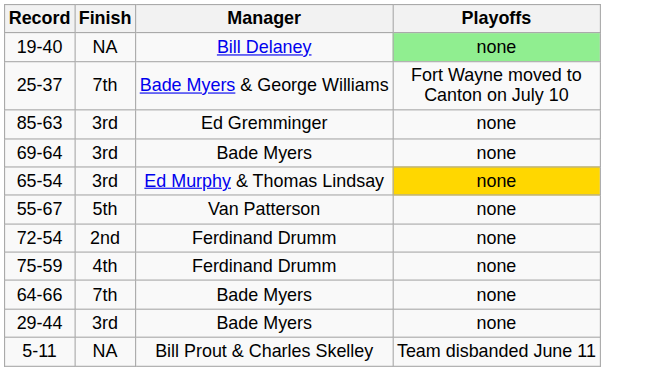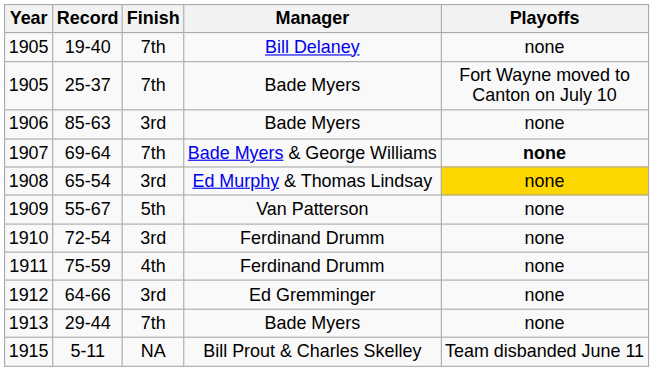+ column: (29, 18)
(105, 47) NA -> (153, 47) 7th
(496, 47) lightgreen background -> (545, 47) no background
(264, 85) Bade Myers & George Williams -> (312, 85) Bade Myers
(264, 124) Ed Gremminger -> (312, 124) Bade Myers
(105, 152) 3rd -> (153, 152) 7th
(264, 152) Bade Myers -> (312, 152) Bade Myers & George Williams
(496, 152) normal -> (545, 152) bold
(105, 237) 2nd -> (153, 237) 3rd
(105, 294) 7th -> (153, 294) 3rd
(264, 294) Bade Myers -> (312, 294) Ed Gremminger
(105, 323) 3rd -> (153, 323) 7th
